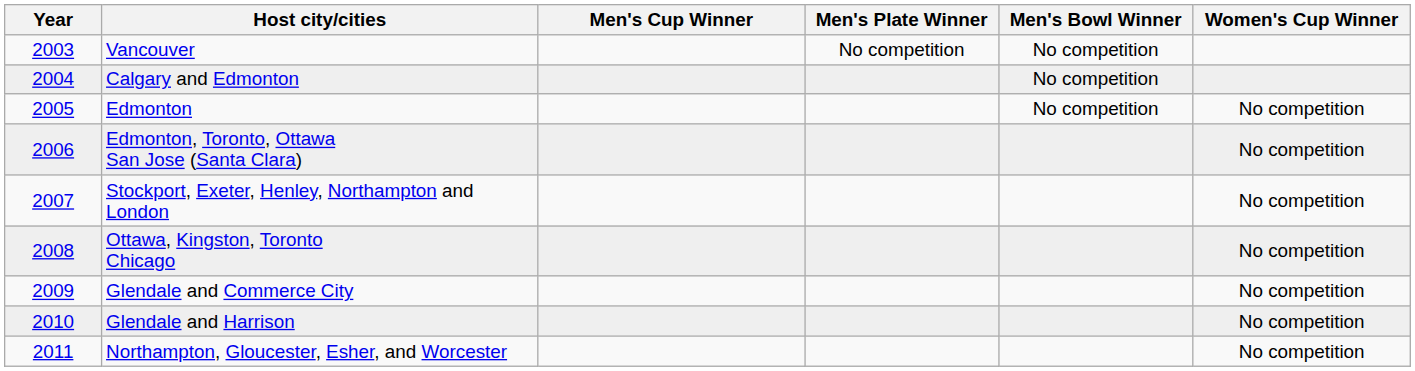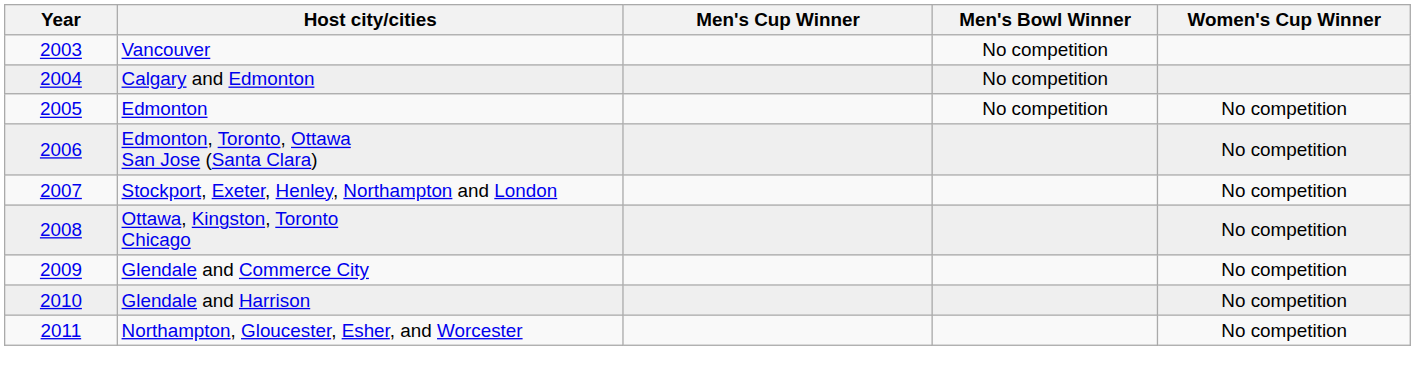- column: (902, 20)
